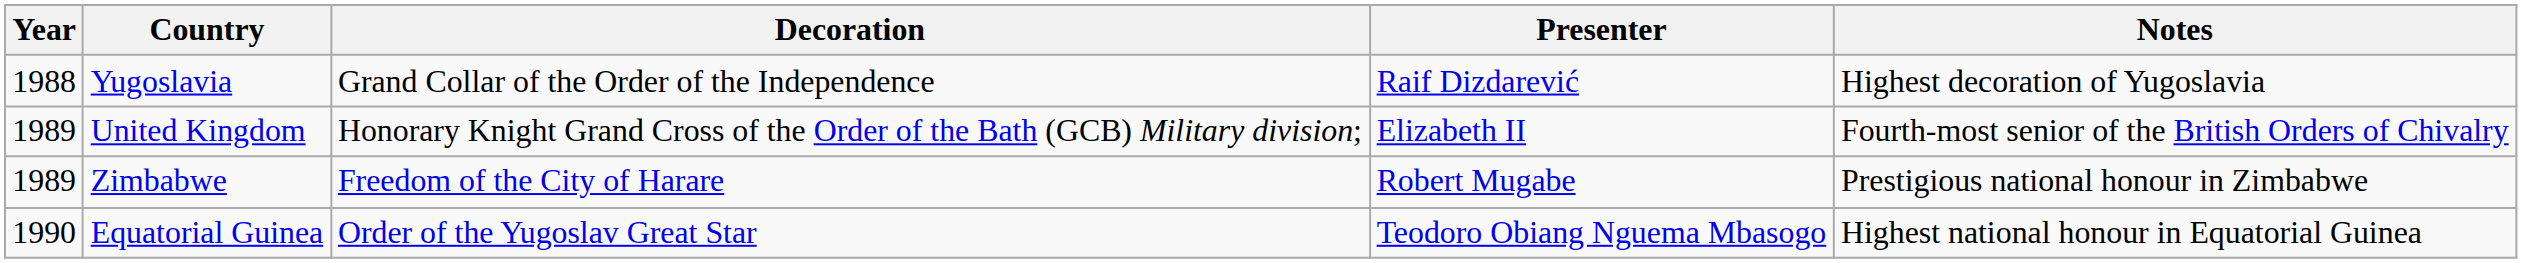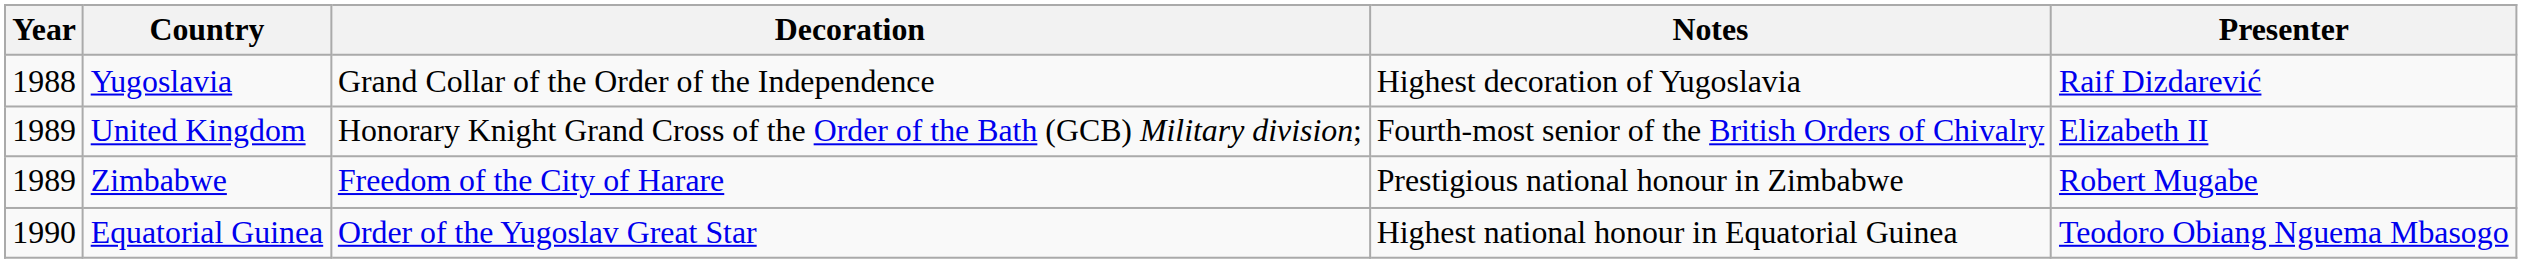columns swapped: (1601, 29) <-> (2175, 29)
